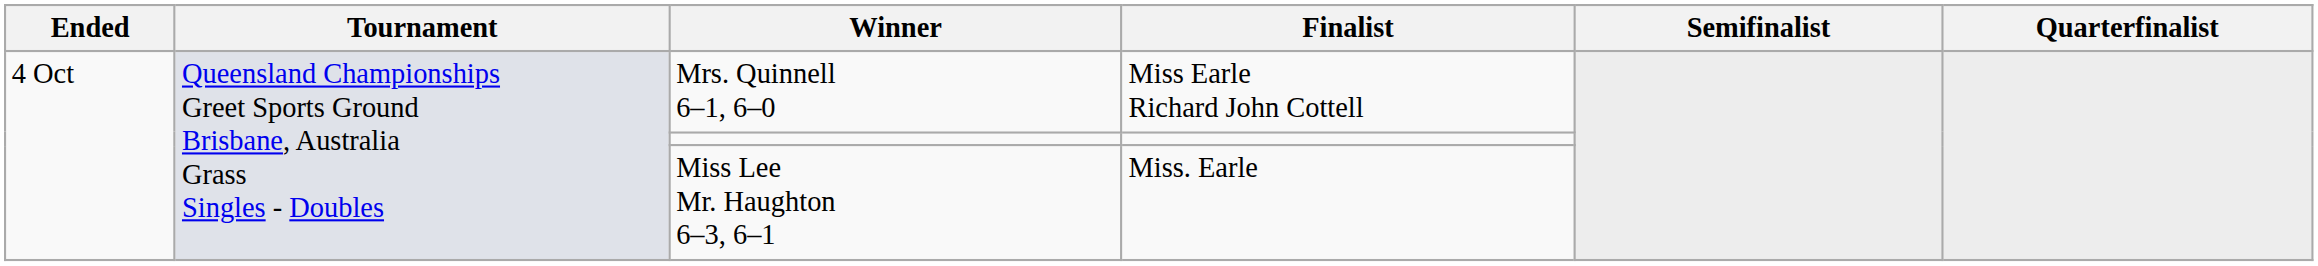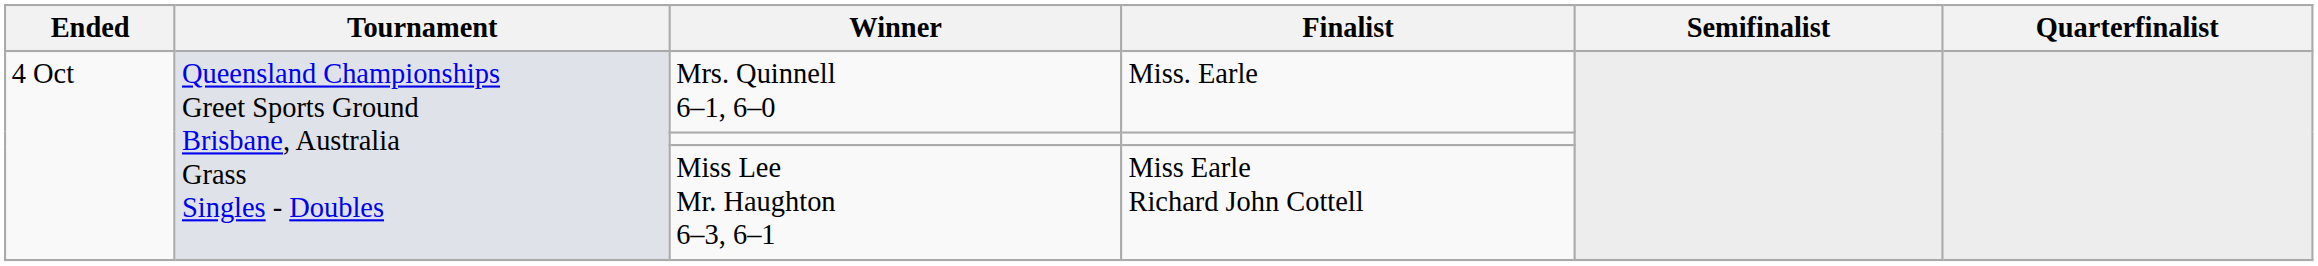(1246, 91) Miss Earle Richard John Cottell -> (1193, 74) Miss. Earle
(1193, 168) Miss. Earle -> (1246, 184) Miss Earle Richard John Cottell
